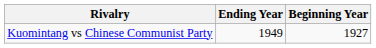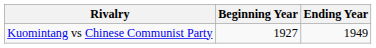columns swapped: (328, 14) <-> (251, 14)
